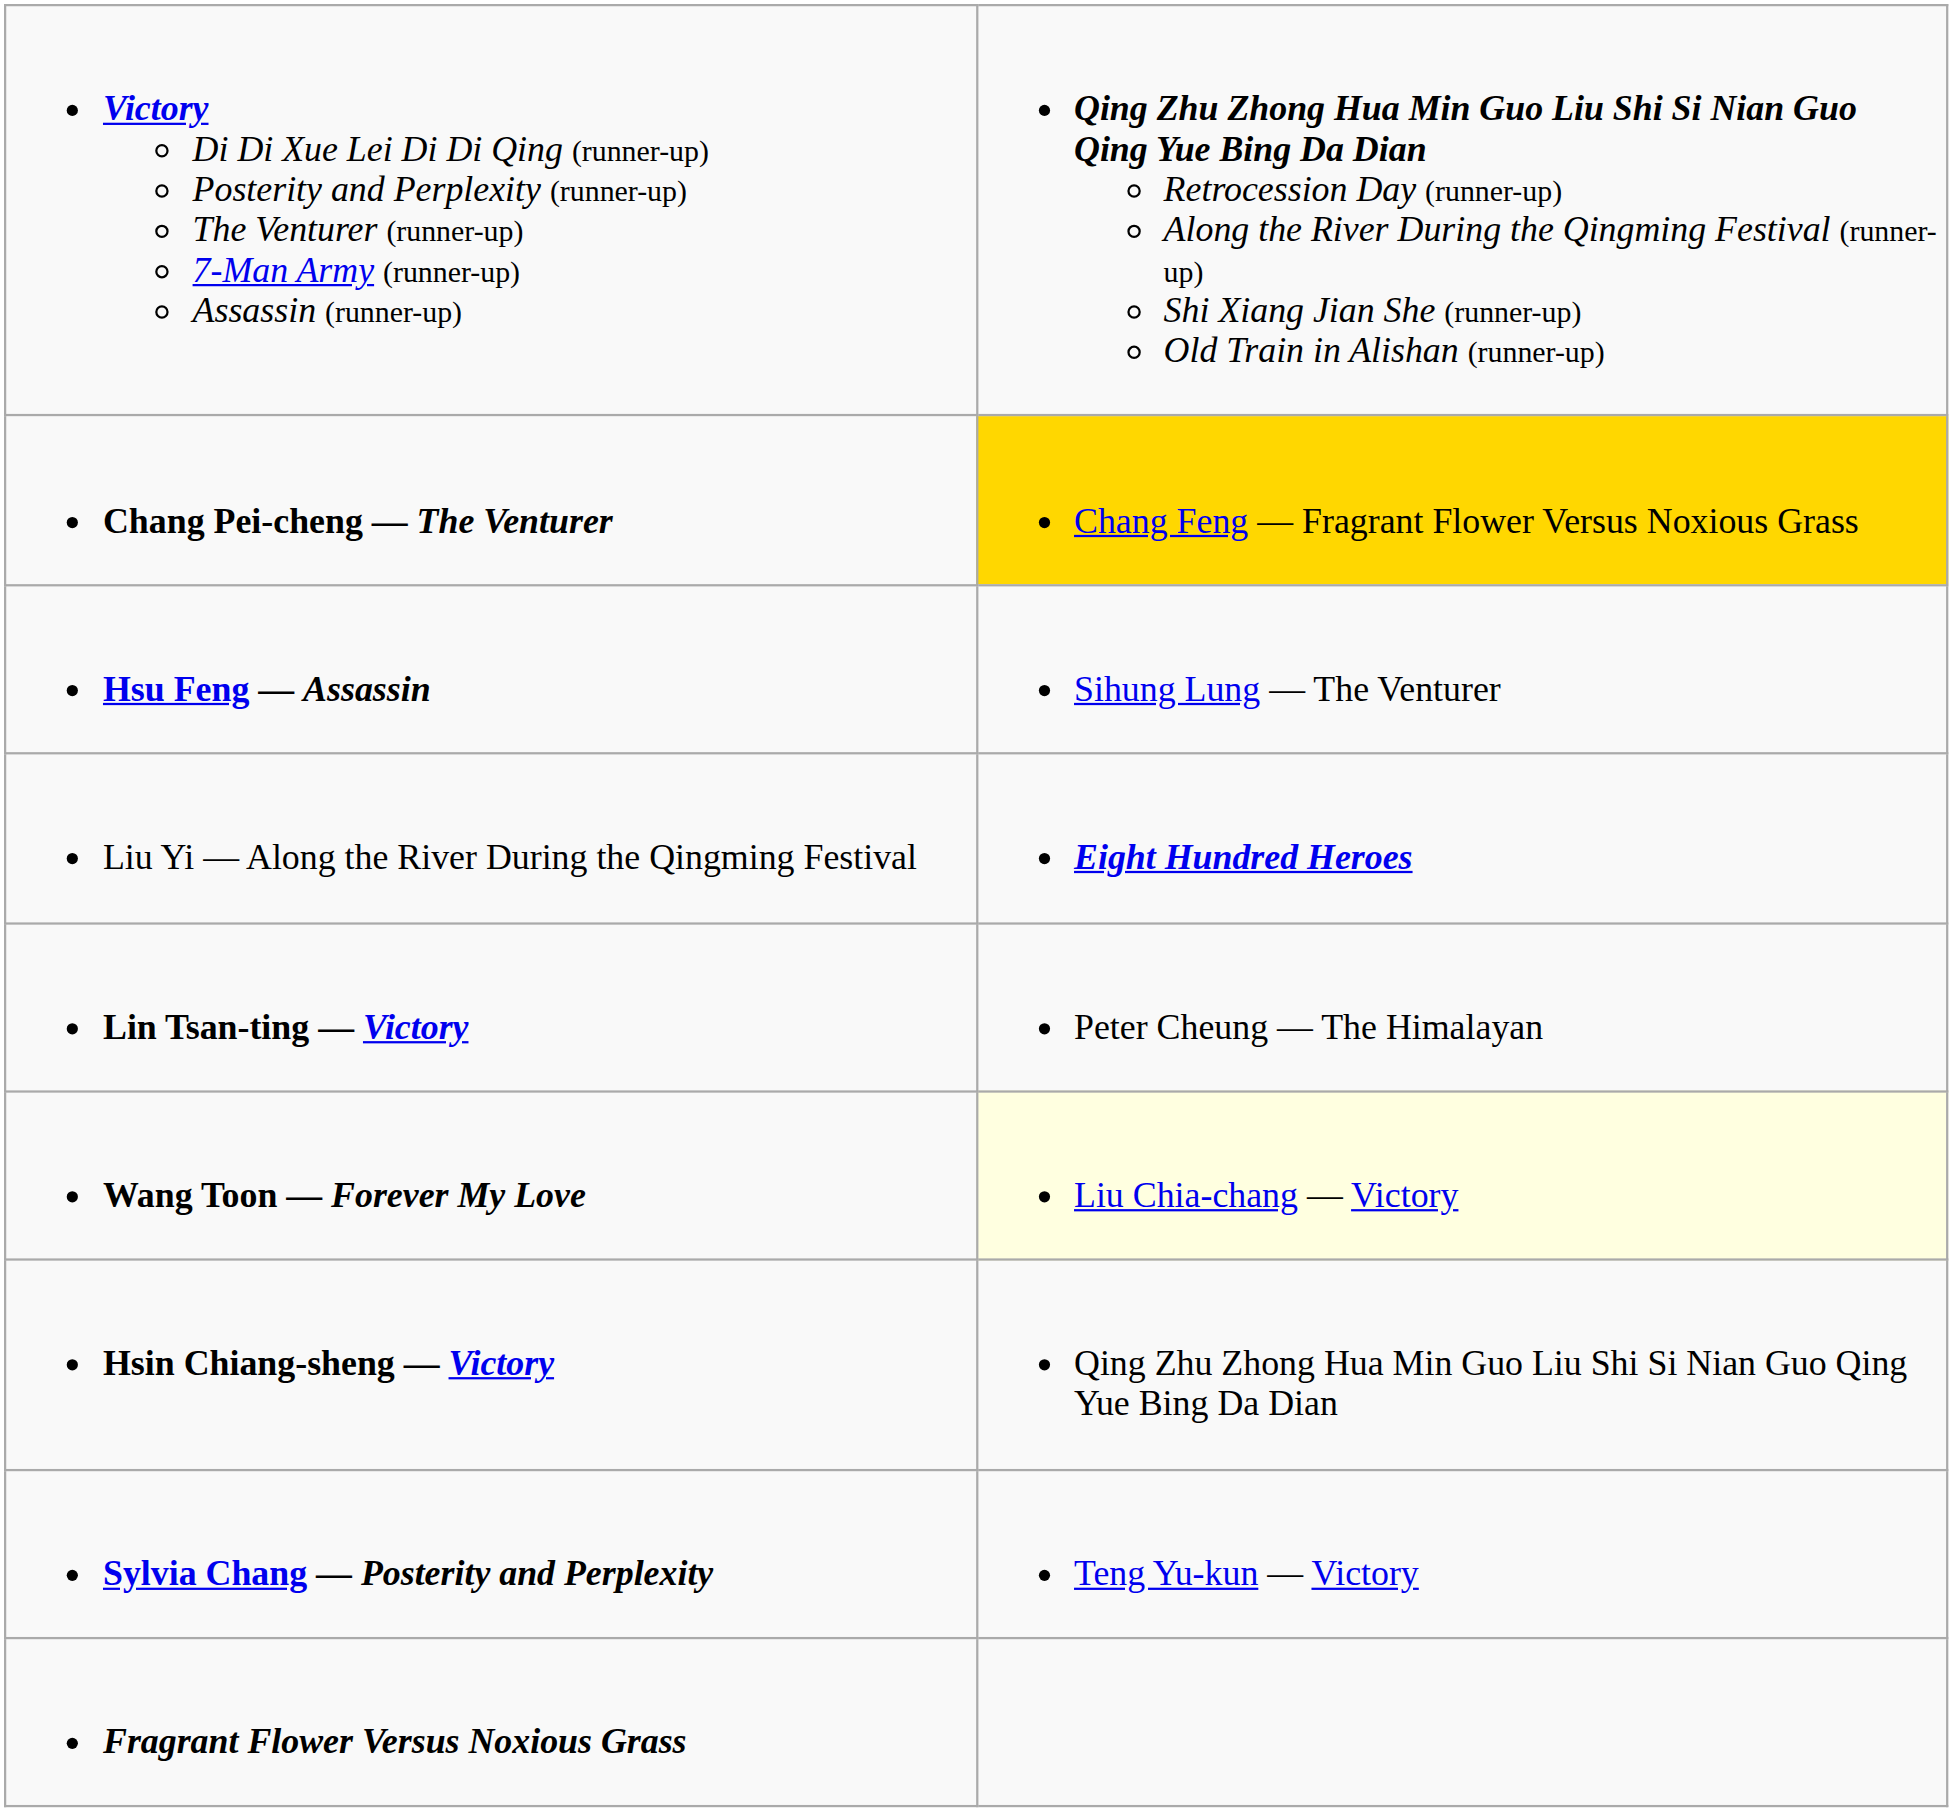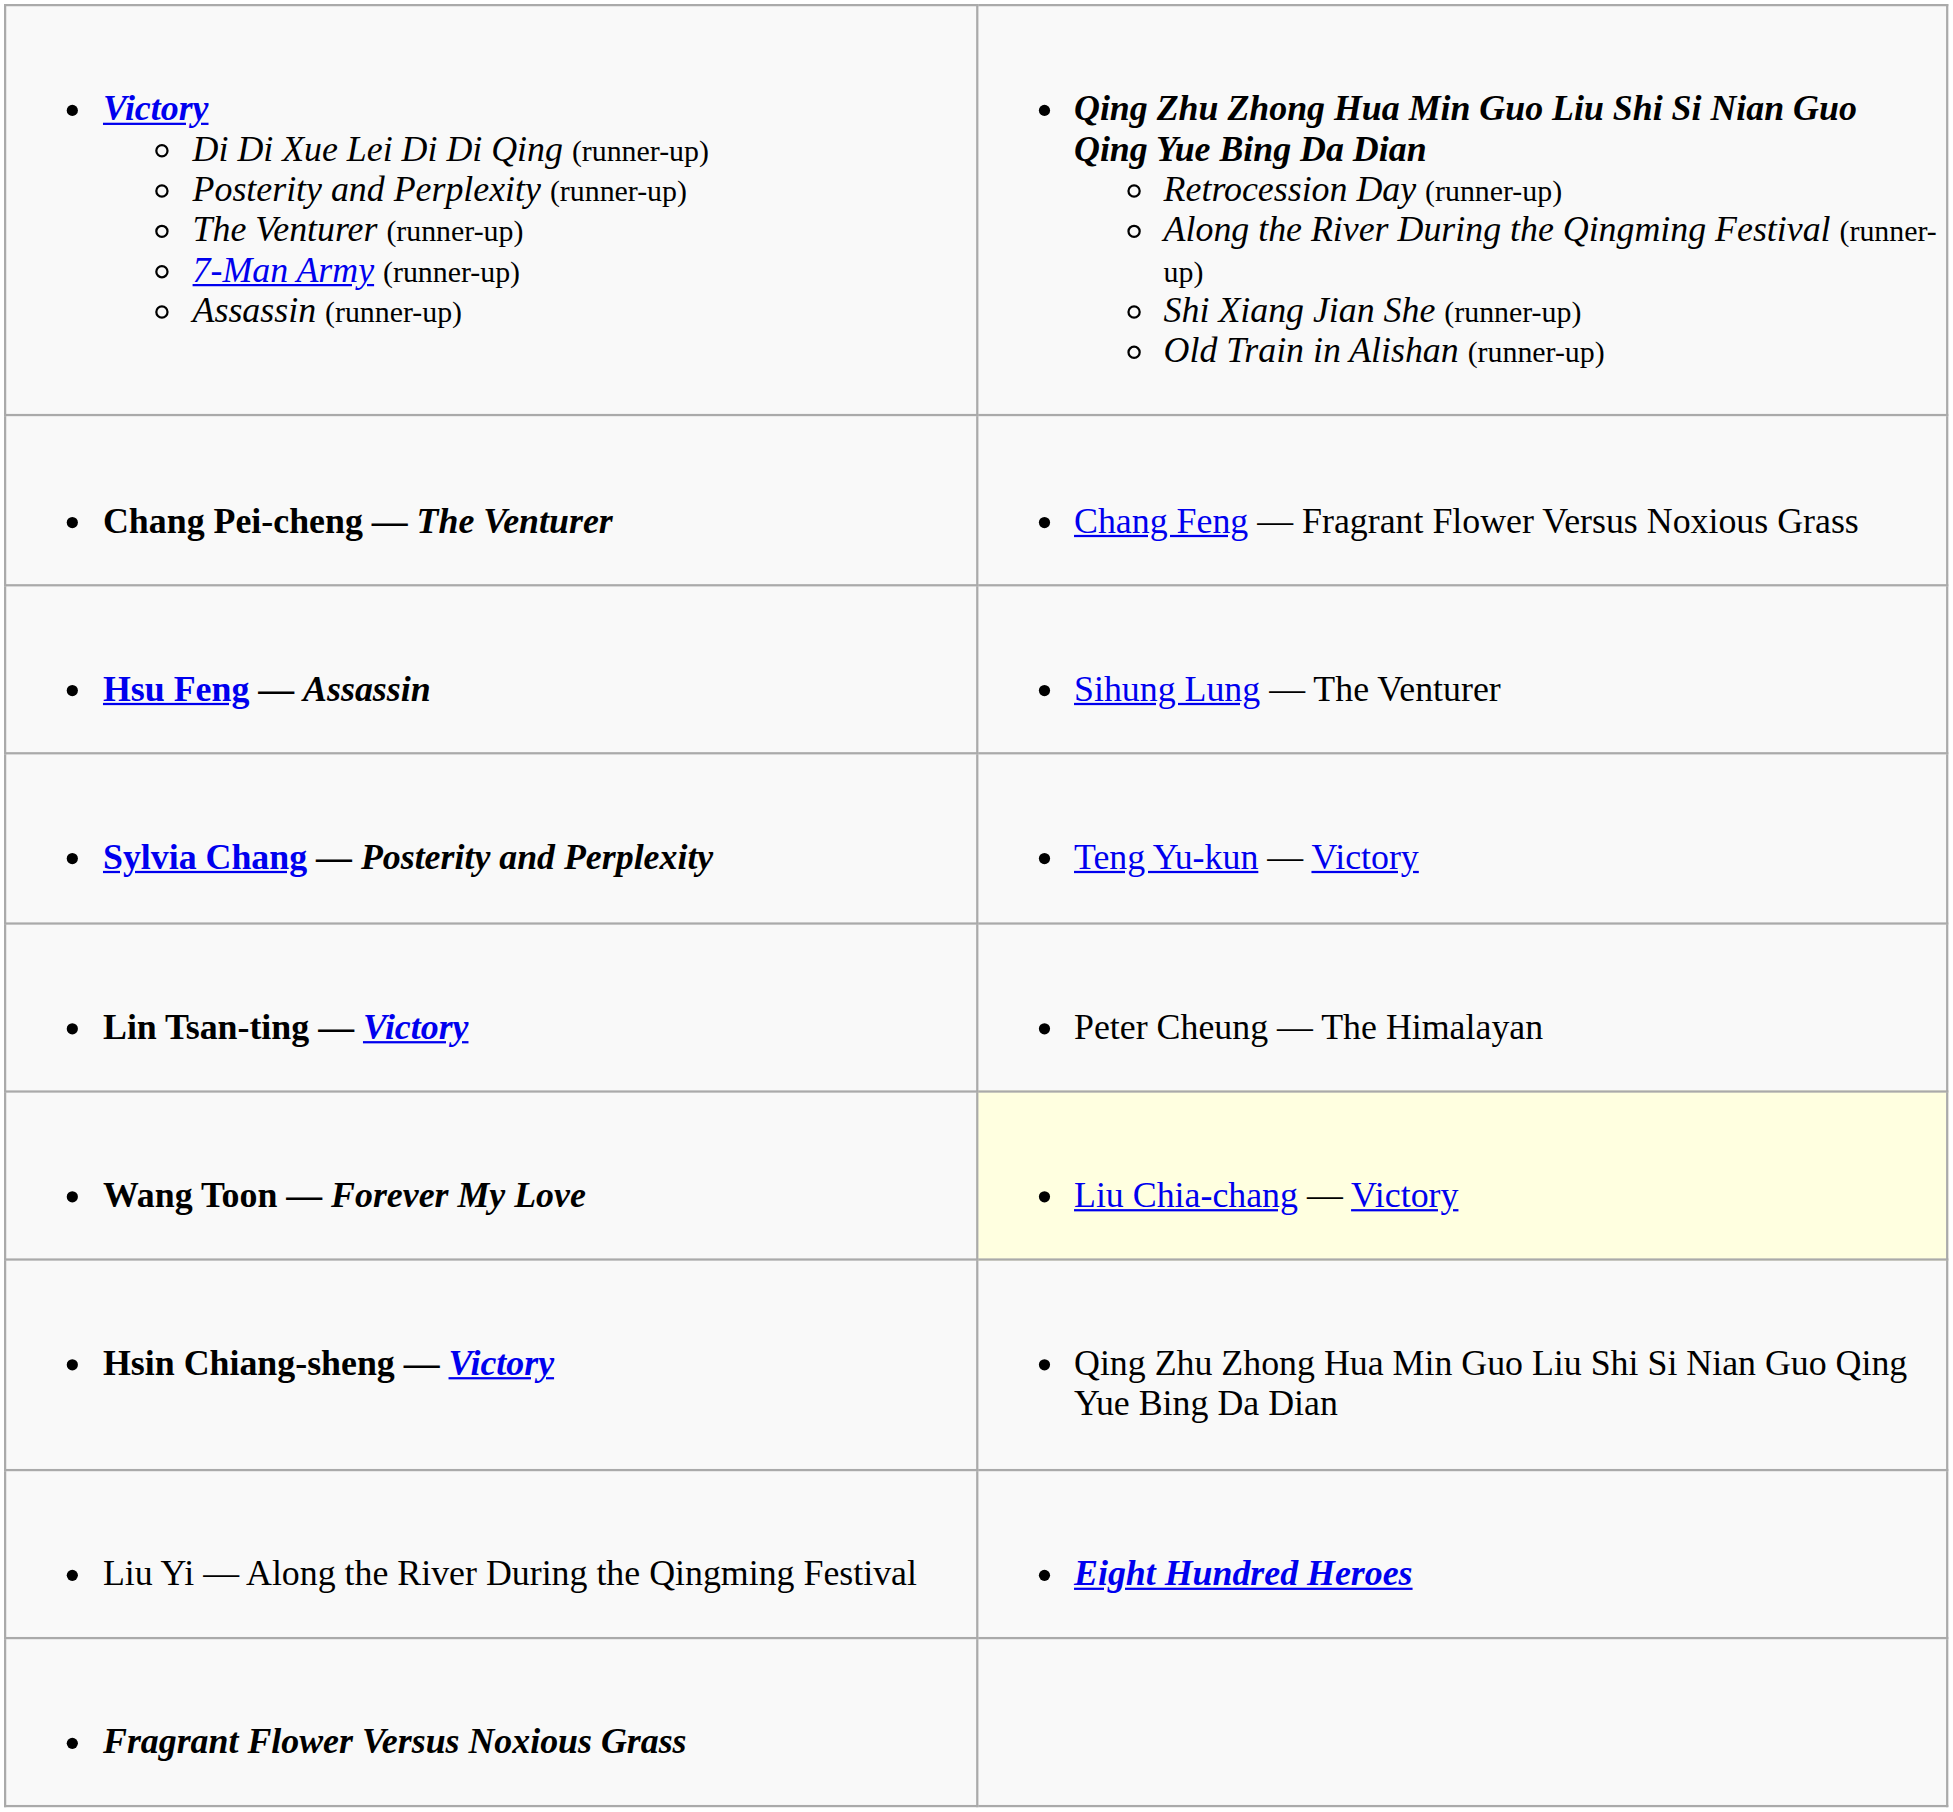(1462, 520) gold background -> (1462, 520) no background
rows swapped: (491, 1574) <-> (491, 858)
